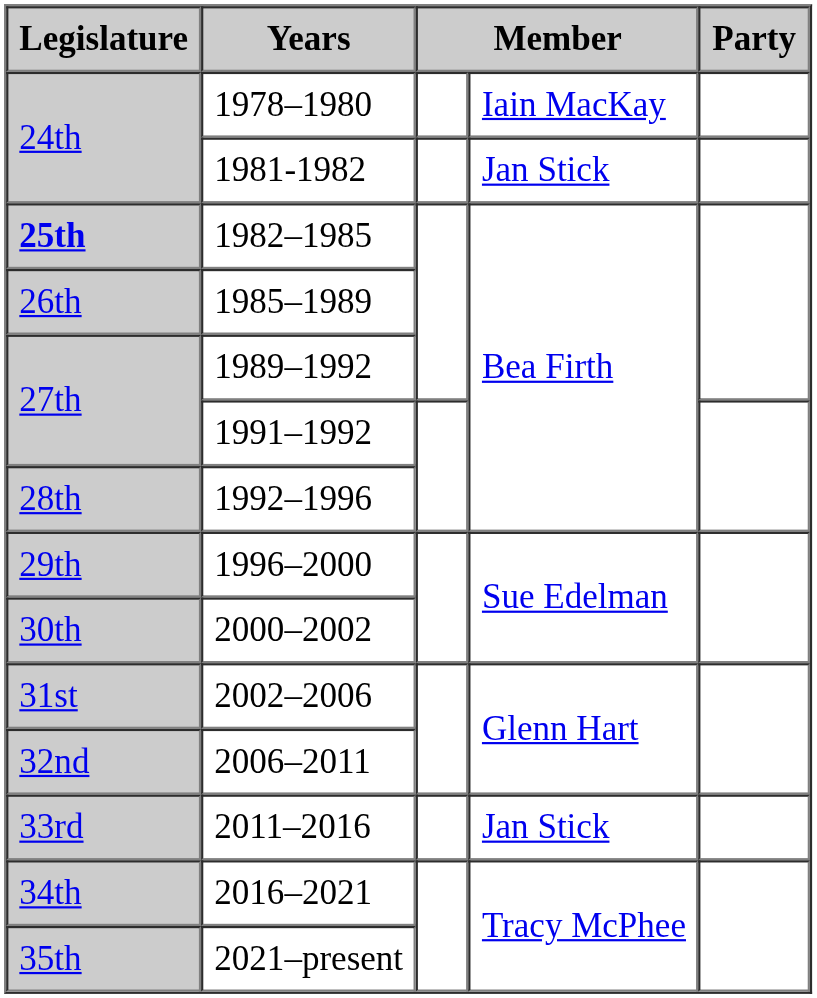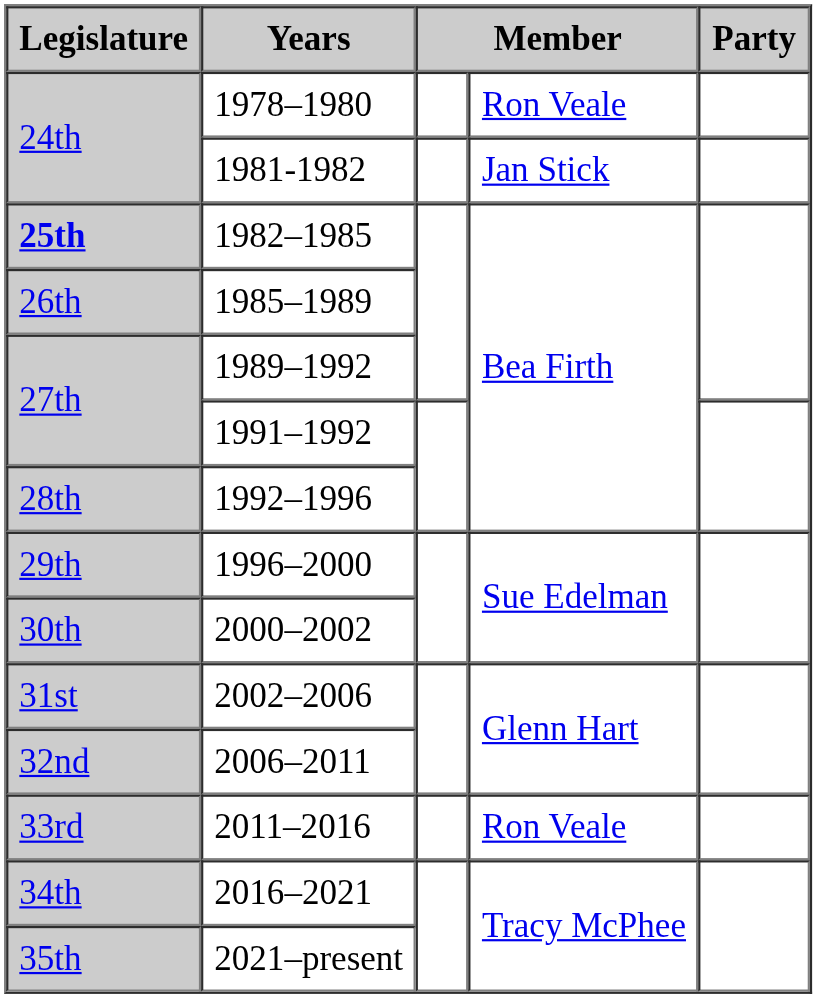(574, 104) Iain MacKay -> (554, 104) Ron Veale
(546, 826) Jan Stick -> (554, 826) Ron Veale
